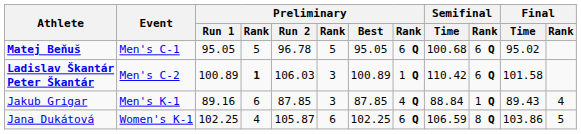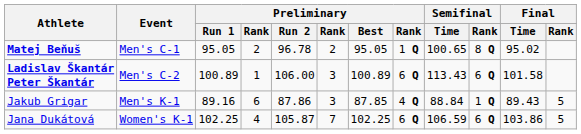(257, 50) 5 -> (257, 50) 2
(333, 50) 5 -> (333, 50) 2
(409, 50) 6 Q -> (409, 50) 1 Q
(447, 50) 100.68 -> (447, 50) 100.65
(485, 50) 6 Q -> (485, 50) 8 Q
(257, 75) bold -> (257, 75) normal
(295, 75) 106.03 -> (295, 75) 106.00
(409, 75) 1 Q -> (409, 75) 6 Q
(447, 75) 110.42 -> (447, 75) 113.43
(295, 100) 87.85 -> (295, 100) 87.86
(561, 100) 4 -> (561, 100) 5
(333, 119) 6 -> (333, 119) 7
(485, 119) 8 Q -> (485, 119) 6 Q
